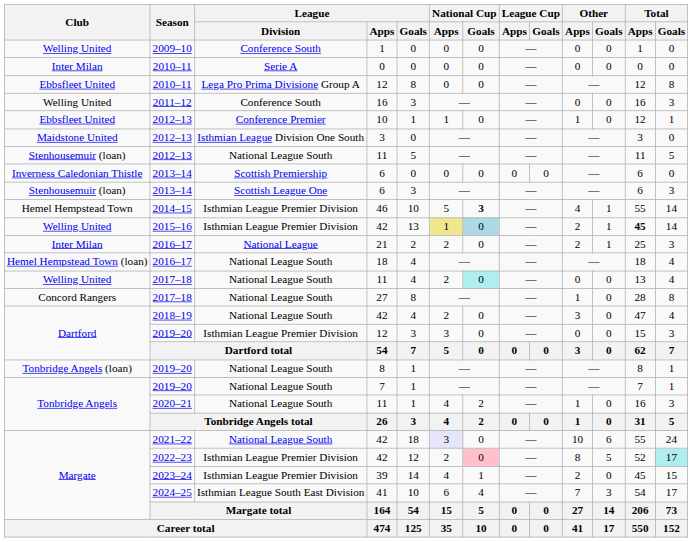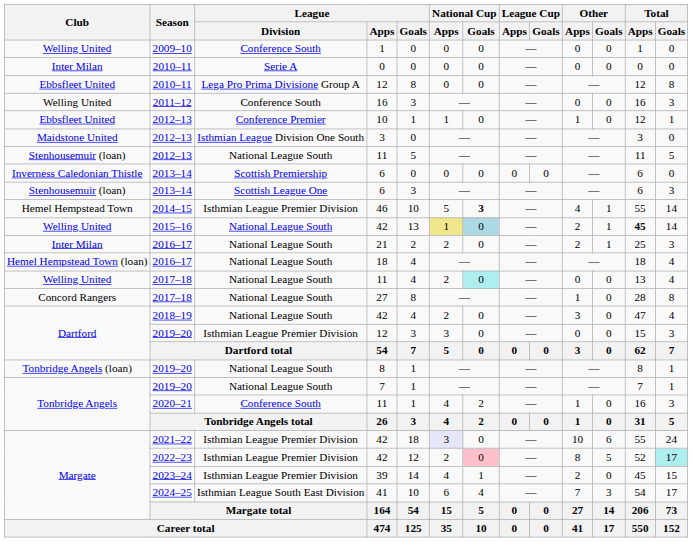(281, 226) Isthmian League Premier Division -> (281, 226) National League South
(281, 244) National League -> (281, 244) National League South
(281, 404) National League South -> (281, 404) Conference South
(281, 439) National League South -> (281, 439) Isthmian League Premier Division
